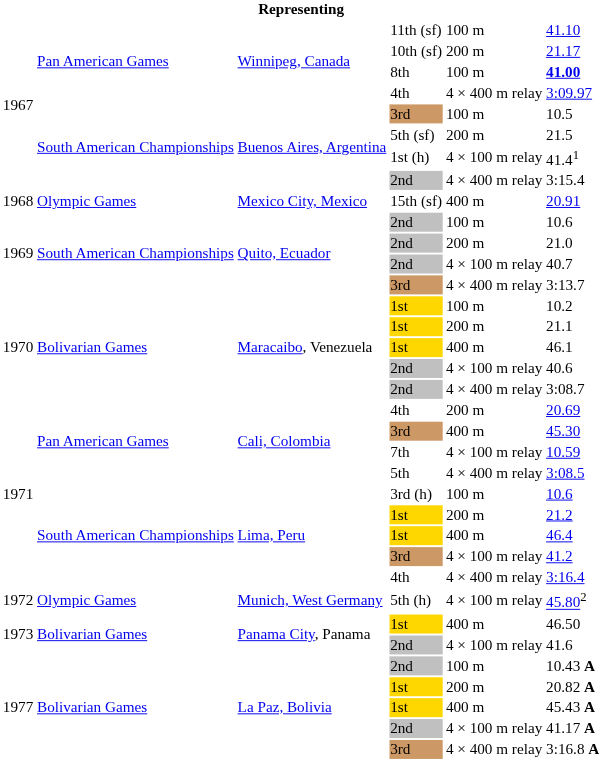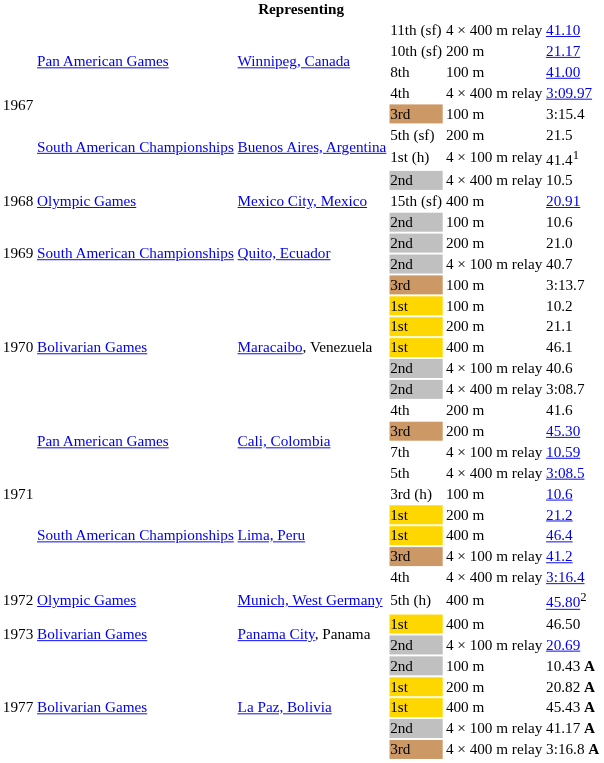(465, 30) 100 m -> (494, 30) 4 × 400 m relay
(563, 72) bold -> (563, 72) normal
(559, 113) 10.5 -> (565, 113) 3:15.4
(565, 180) 3:15.4 -> (559, 180) 10.5
(494, 285) 4 × 400 m relay -> (465, 285) 100 m
(563, 410) 20.69 -> (559, 410) 41.6
(465, 431) 400 m -> (465, 431) 200 m
(494, 600) 4 × 100 m relay -> (465, 600) 400 m
(559, 644) 41.6 -> (563, 644) 20.69
